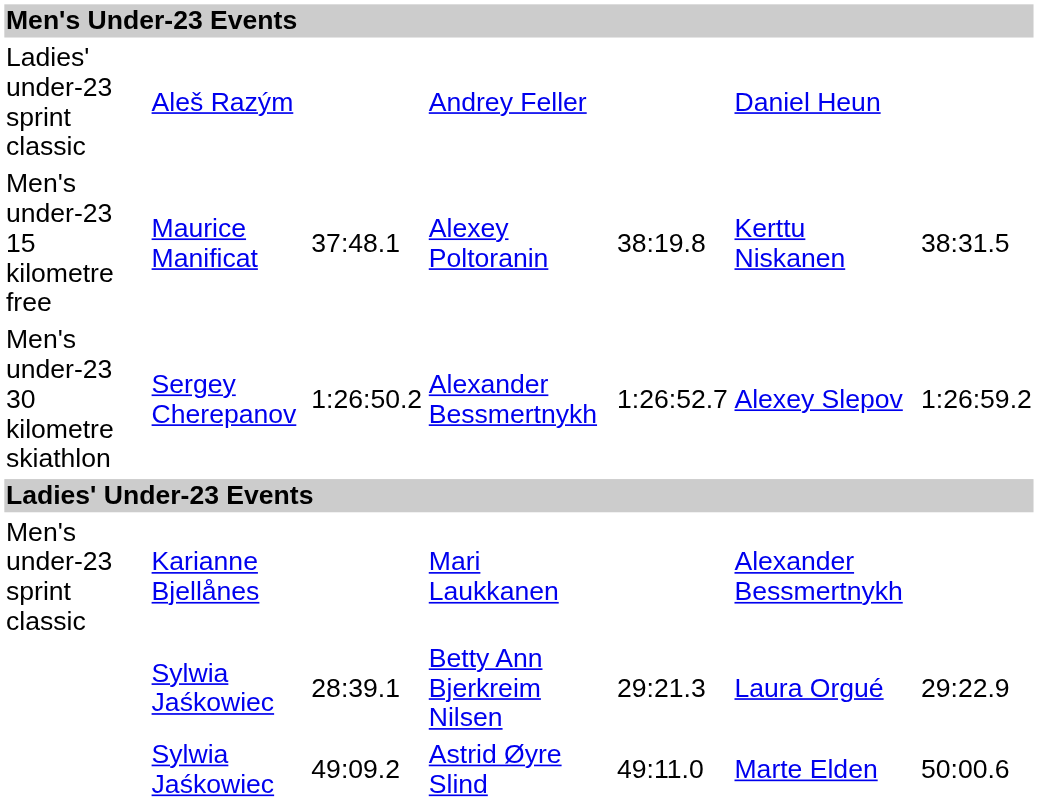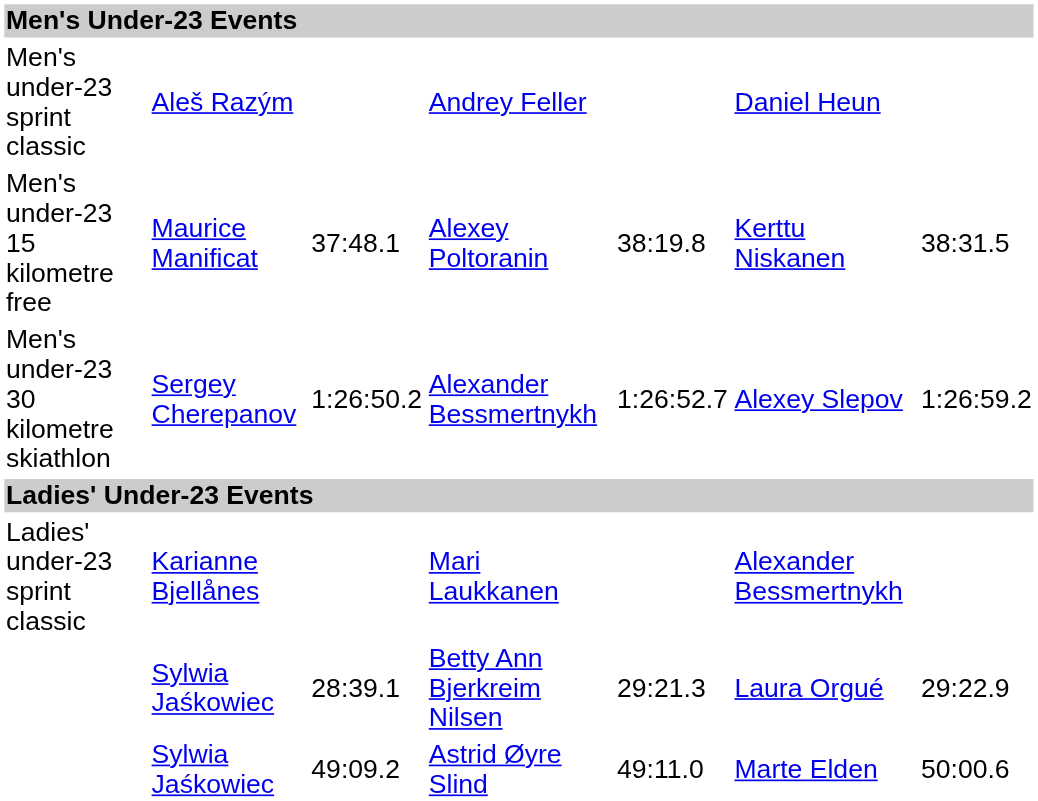(59, 101) Ladies' under-23 sprint classic -> (59, 101) Men's under-23 sprint classic
(59, 576) Men's under-23 sprint classic -> (59, 576) Ladies' under-23 sprint classic
